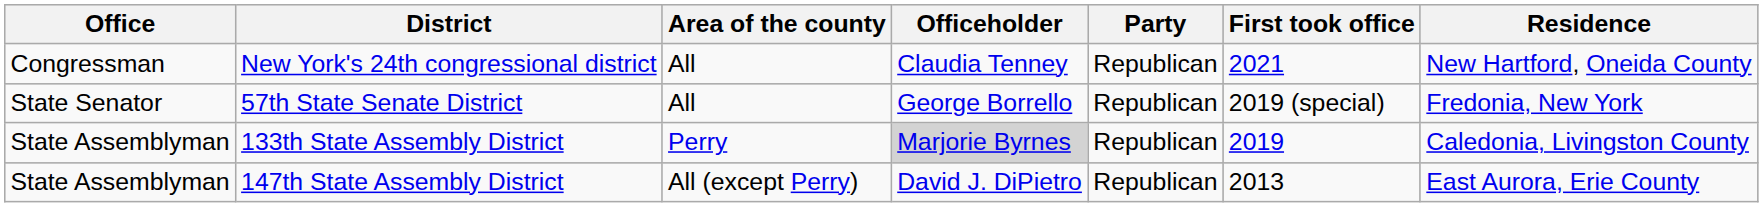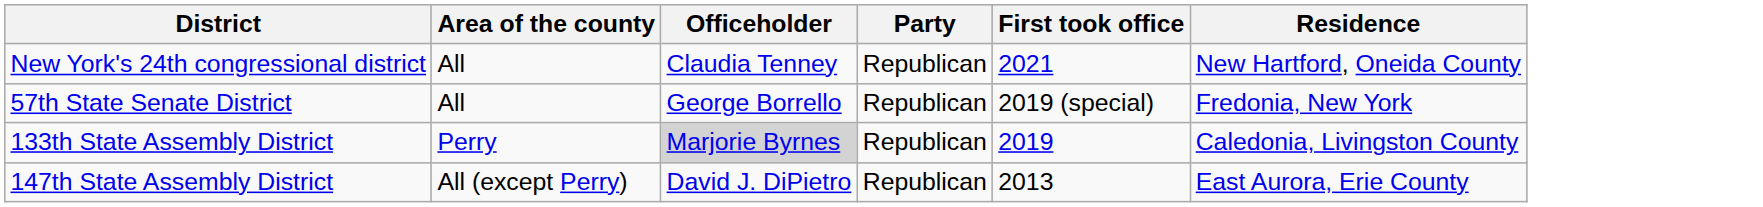- column: (120, 24)
